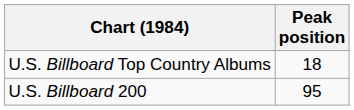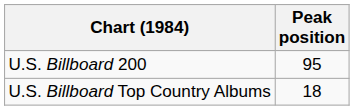rows swapped: (140, 64) <-> (77, 91)
